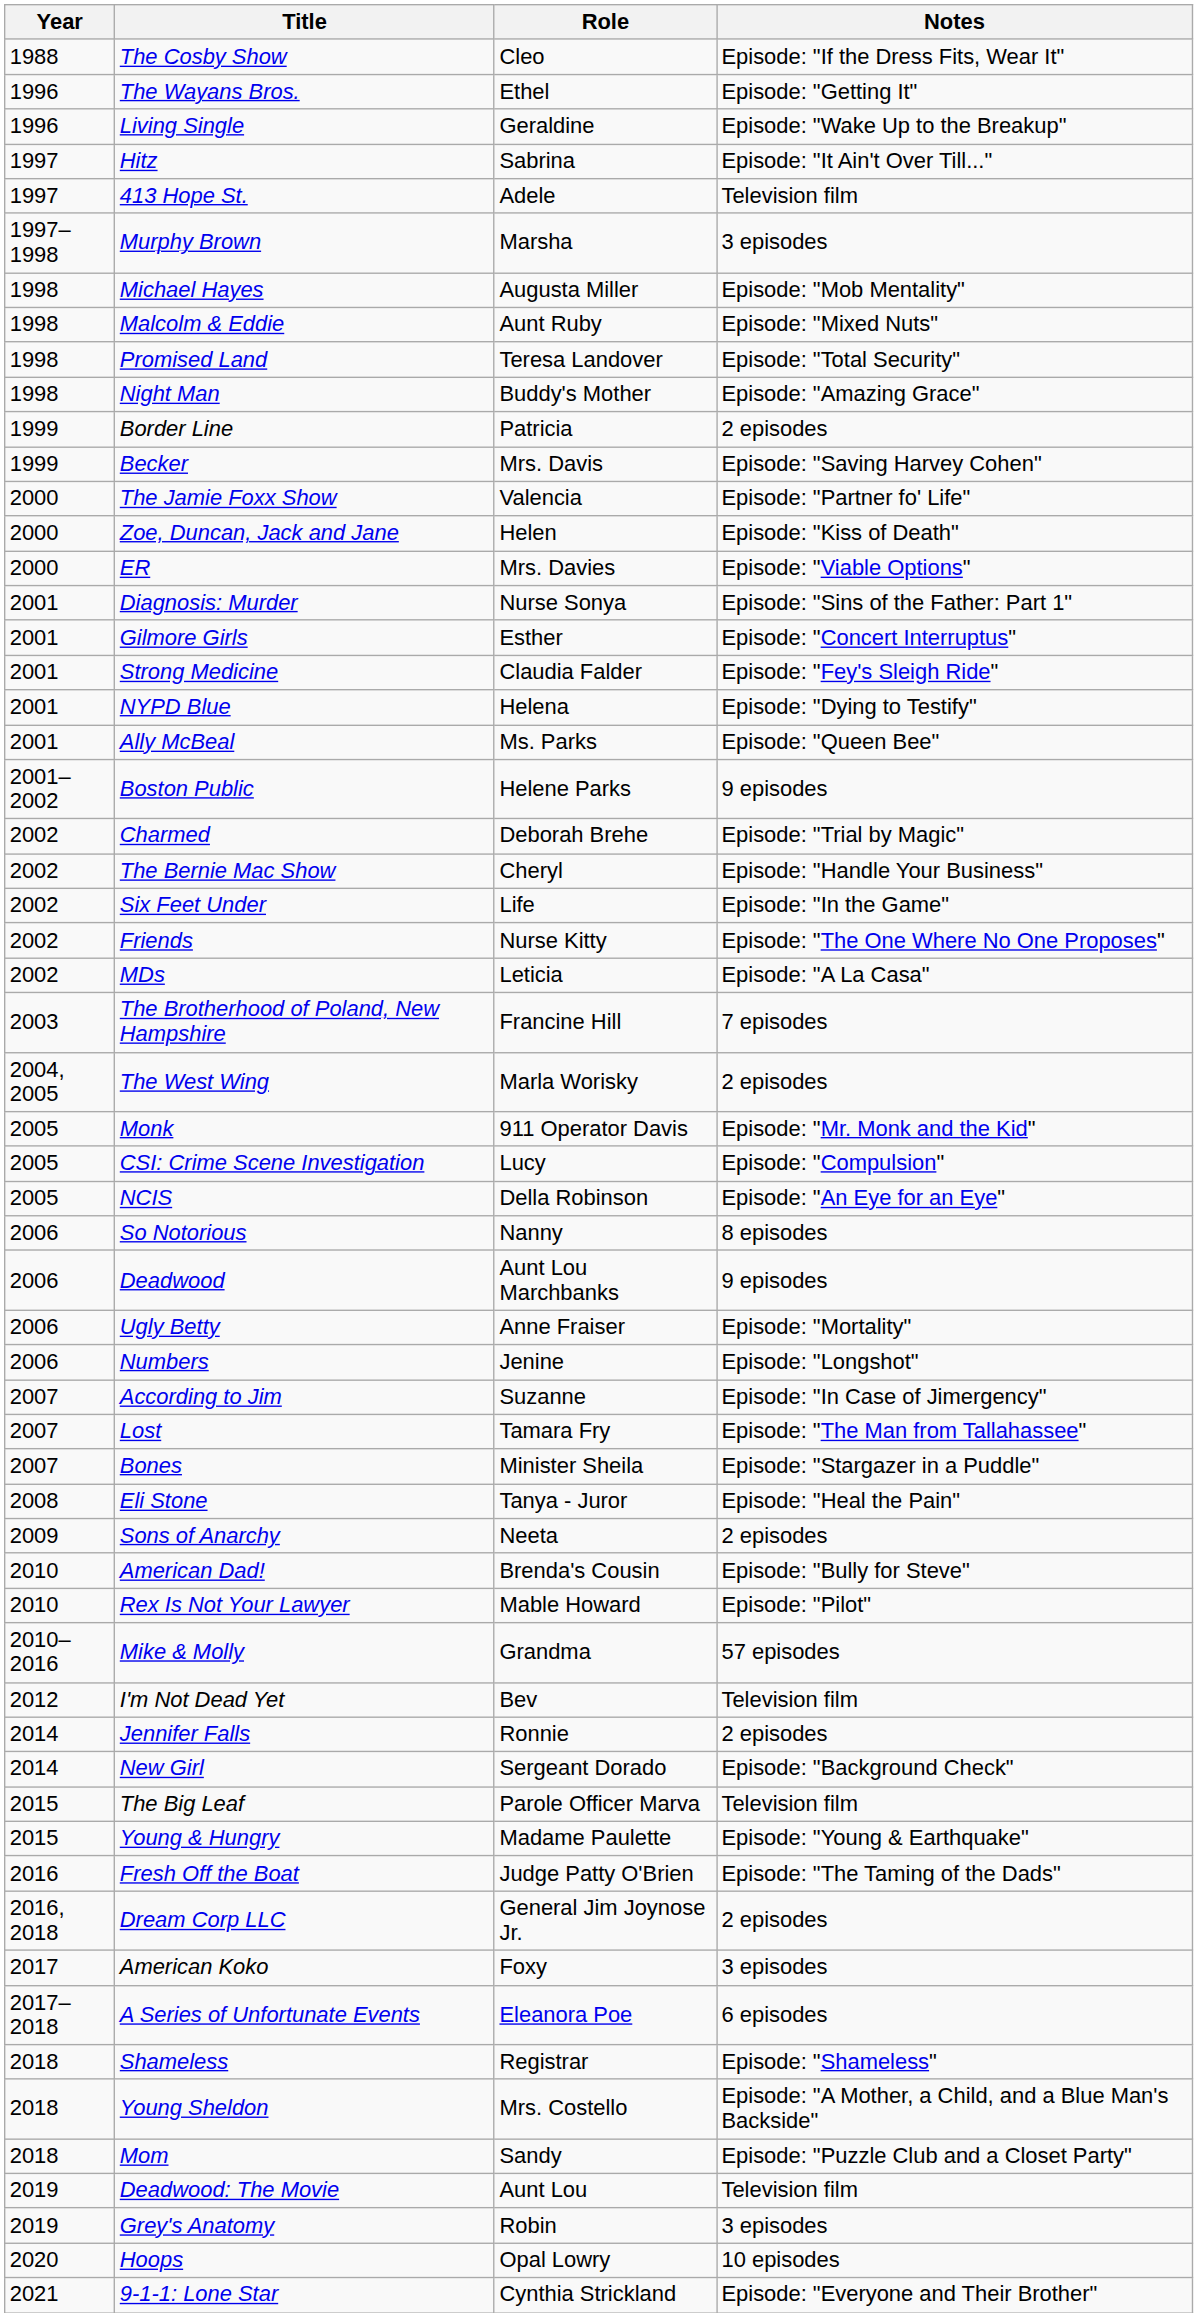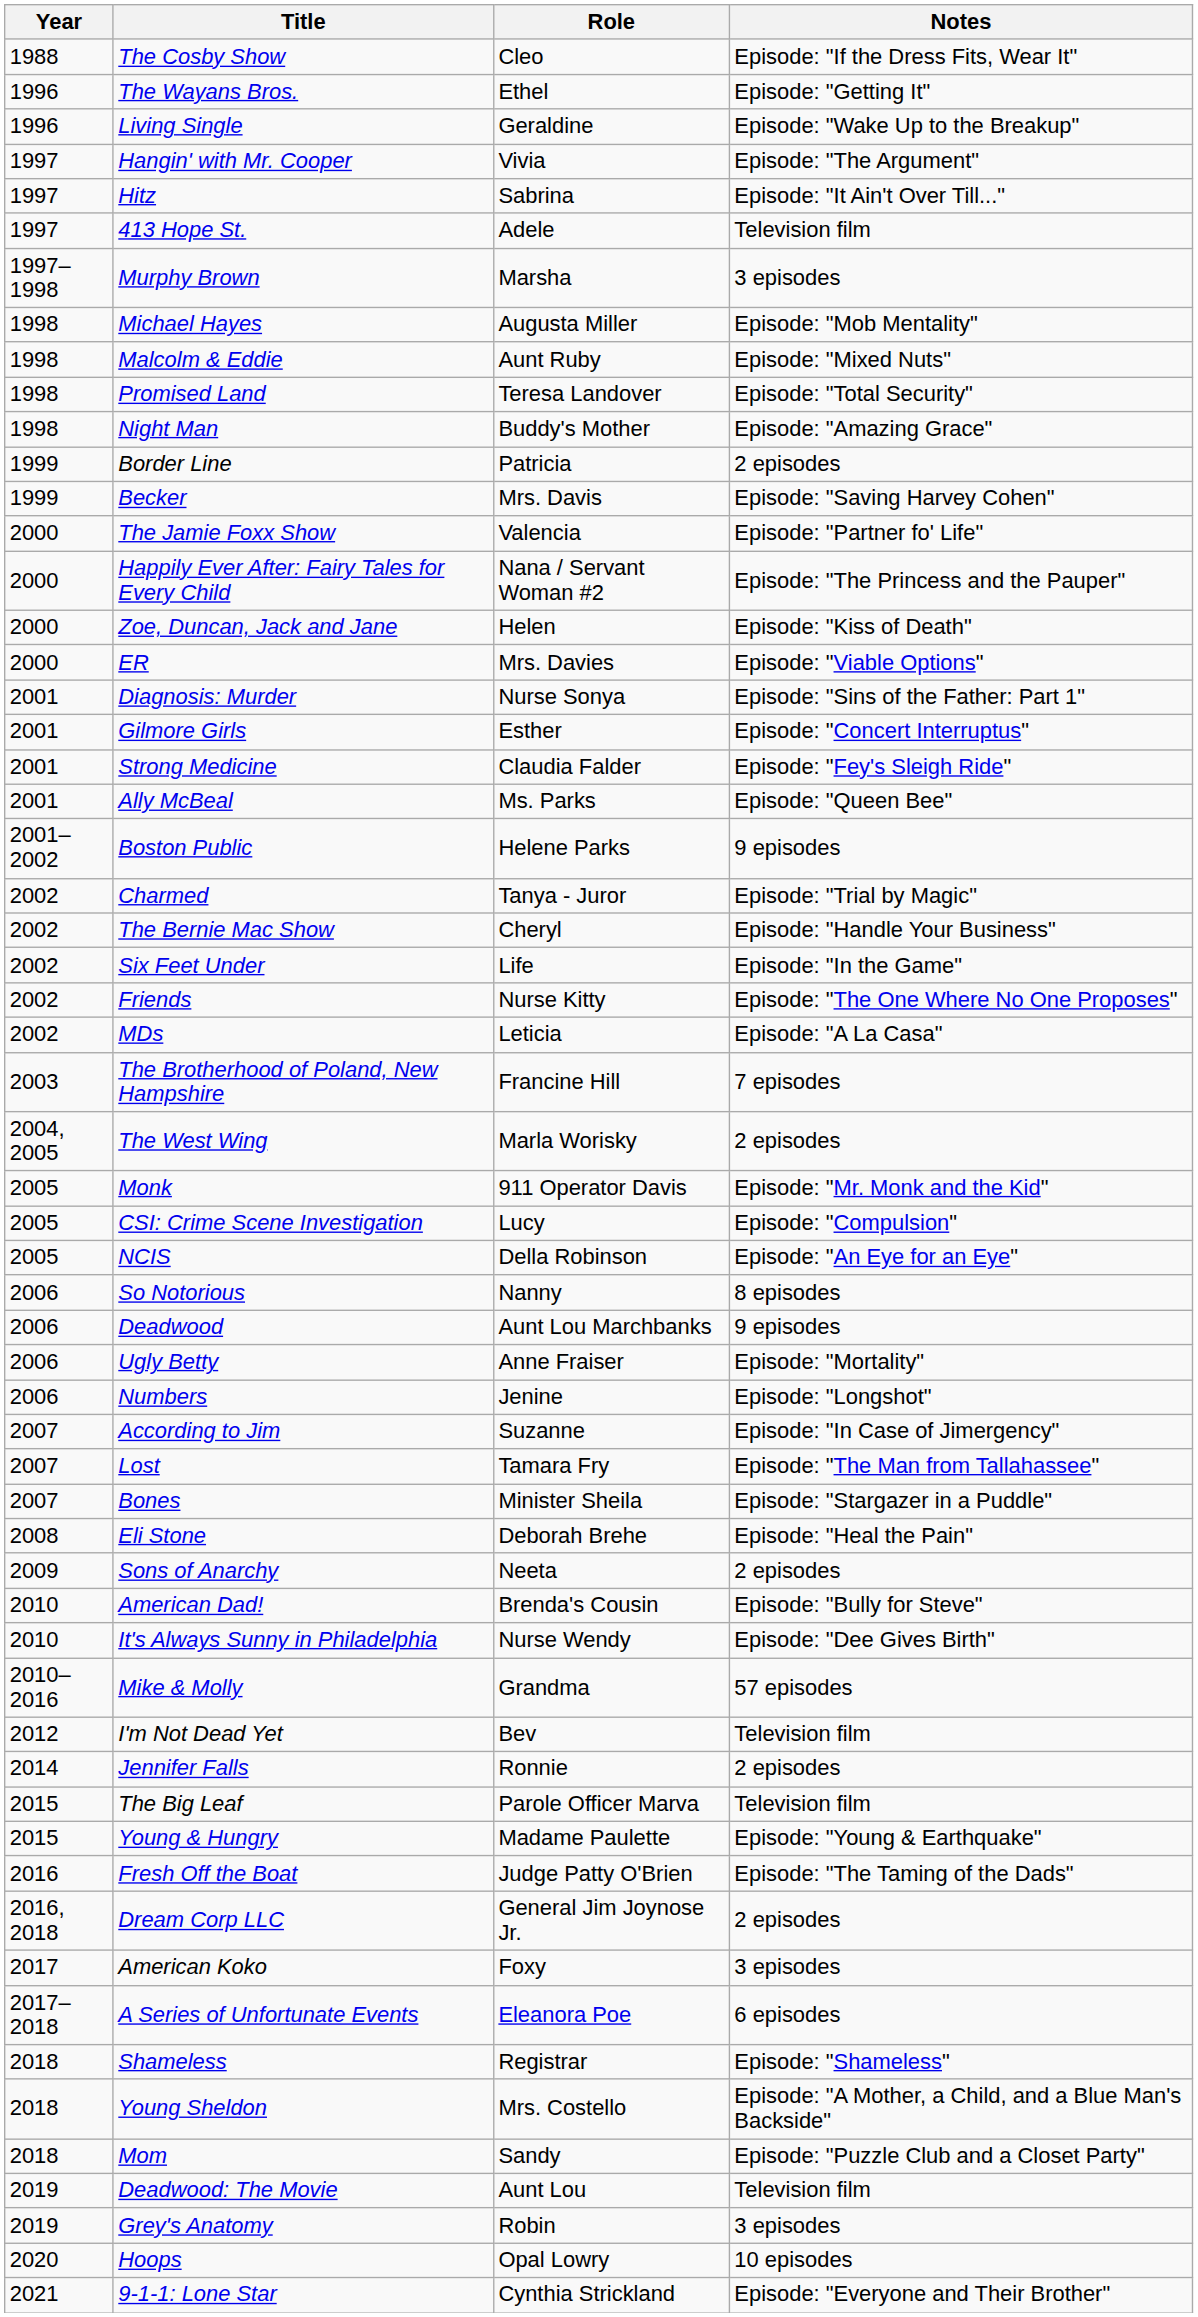+ row: (235, 160)
+ row: (281, 580)
- row: (175, 707)
(574, 836) Deborah Brehe -> (562, 895) Tanya - Juror
(563, 1500) Tanya - Juror -> (573, 1535) Deborah Brehe
+ row: (278, 1640)
- row: (235, 1605)
- row: (162, 1768)
